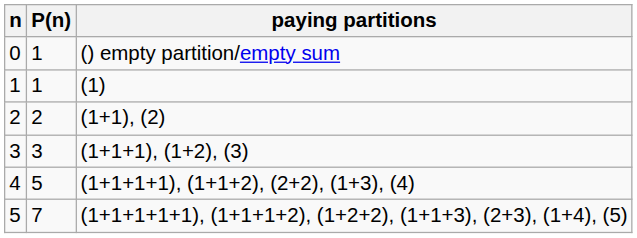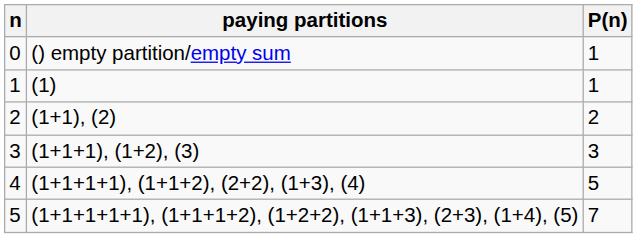columns swapped: (51, 20) <-> (354, 20)
